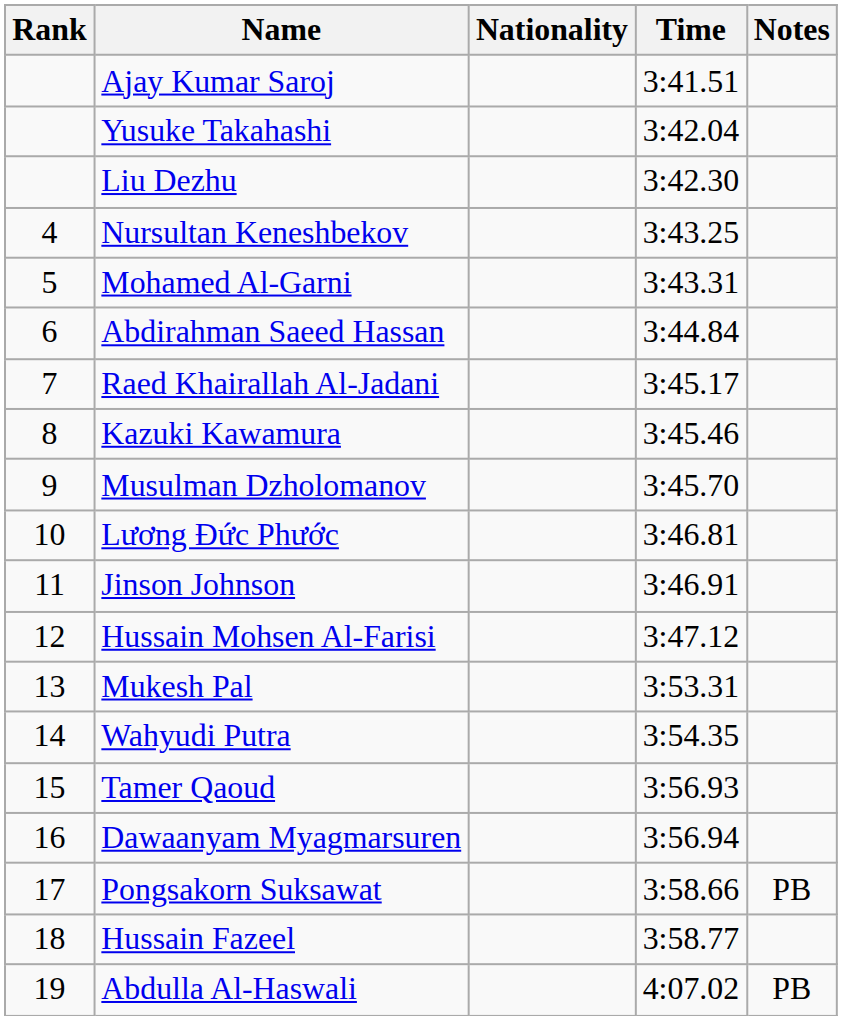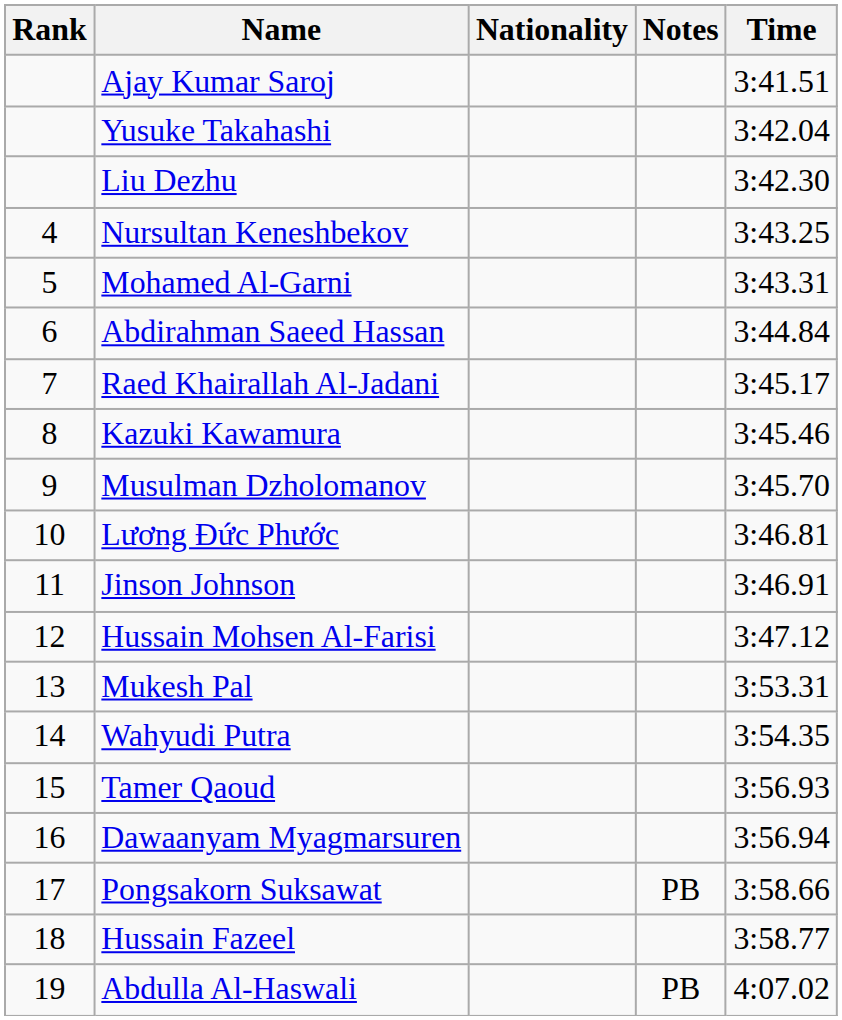columns swapped: (691, 29) <-> (792, 29)
